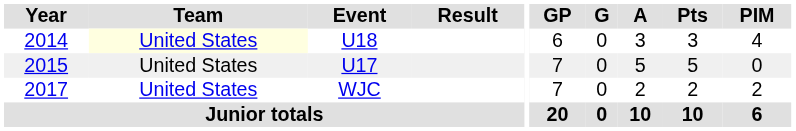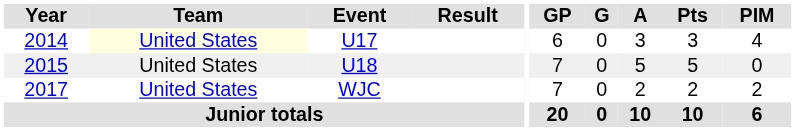(359, 40) U18 -> (359, 40) U17
(359, 65) U17 -> (359, 65) U18
